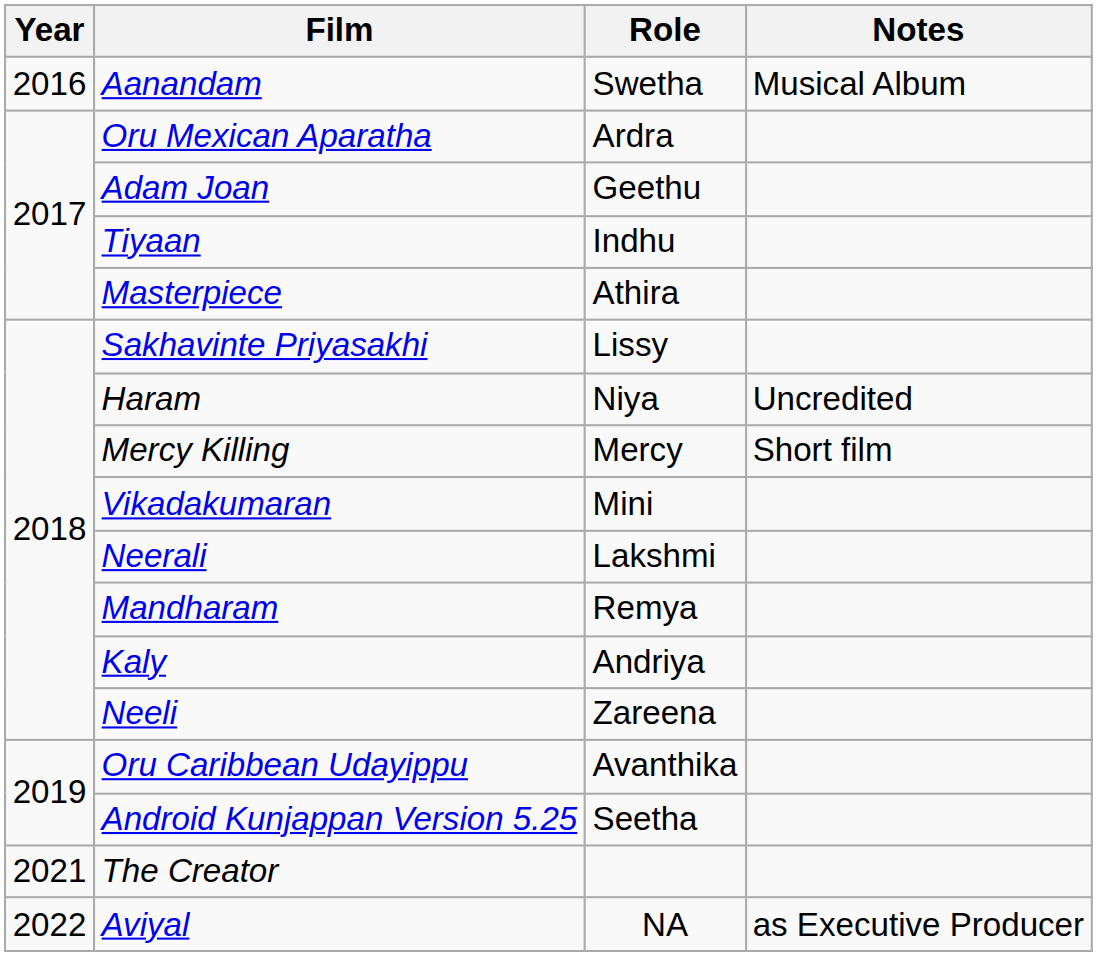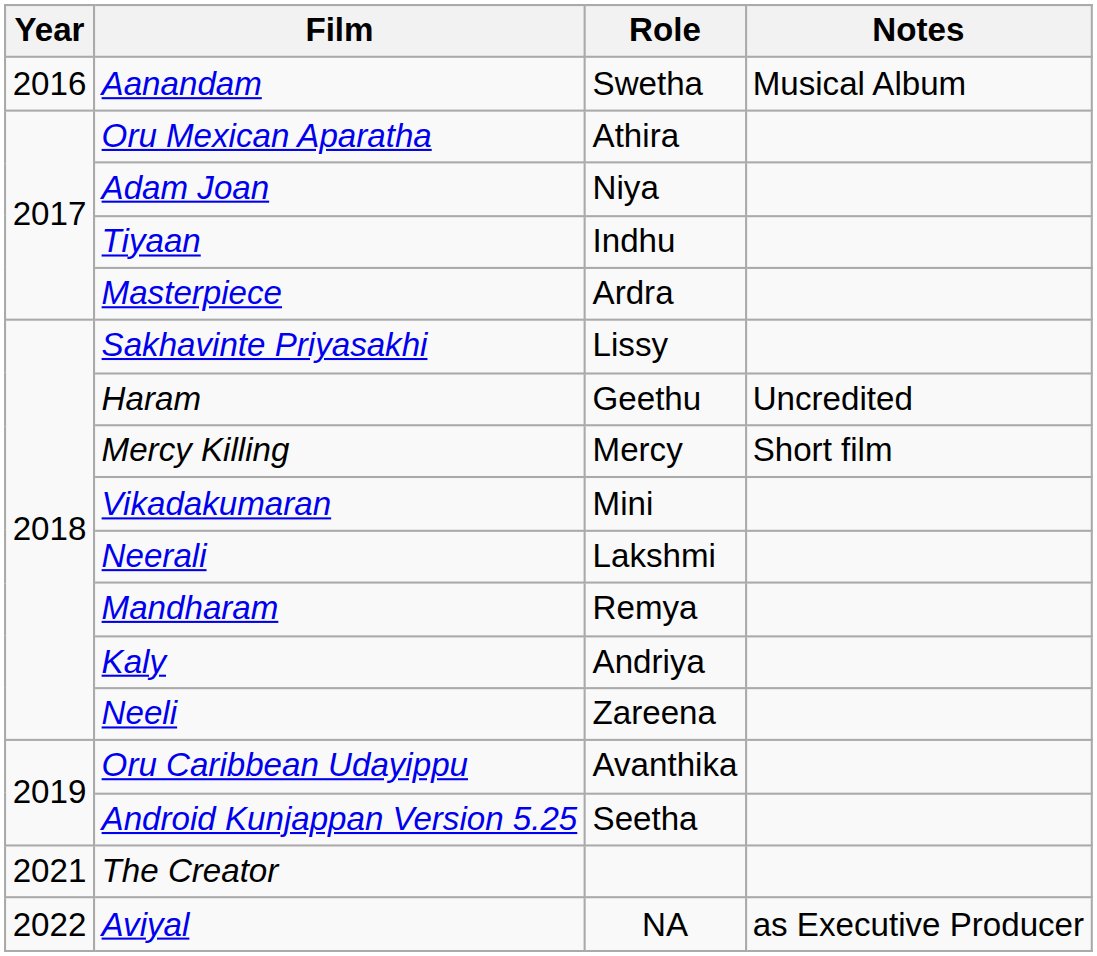(633, 135) Ardra -> (636, 135) Athira
(647, 188) Geethu -> (626, 188) Niya
(636, 293) Athira -> (633, 293) Ardra
(626, 398) Niya -> (647, 398) Geethu
